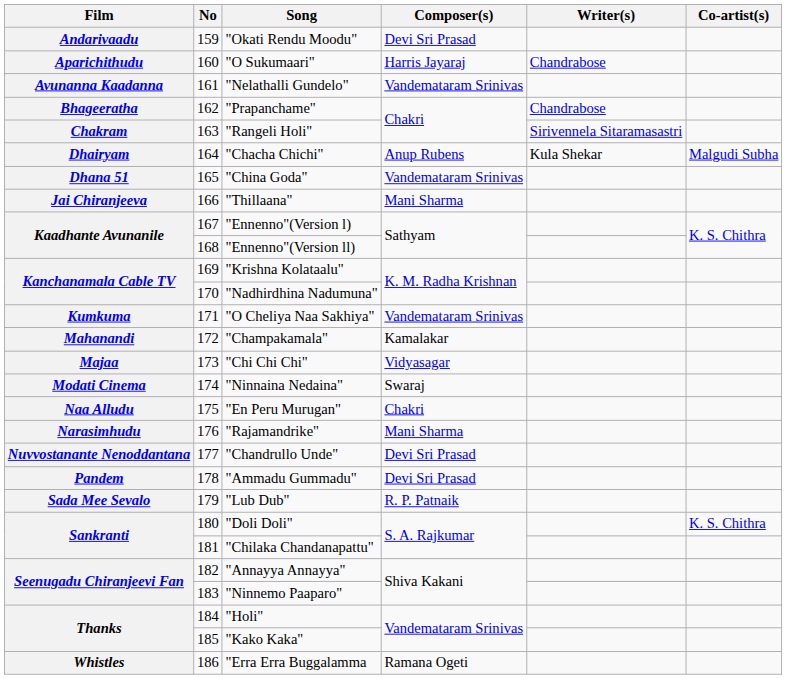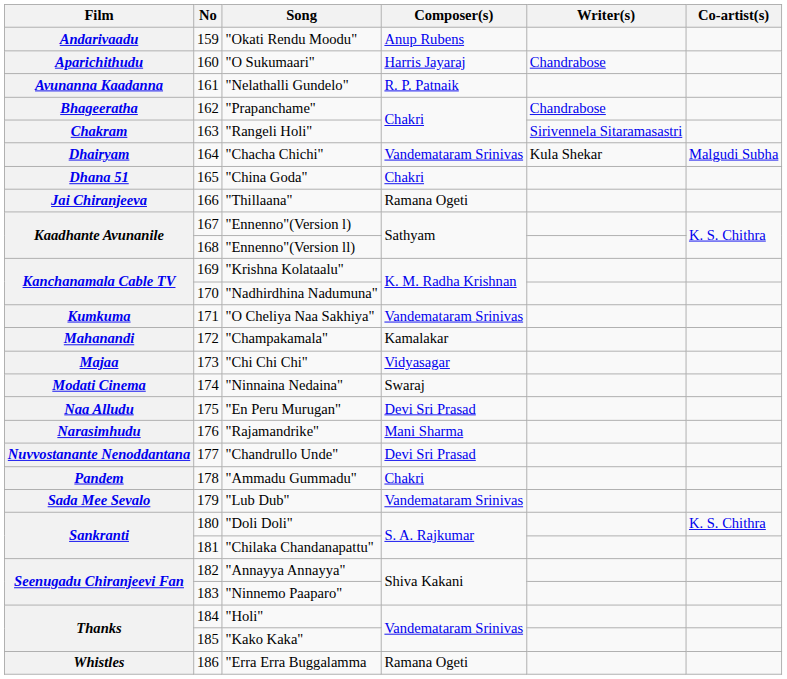(430, 39) Devi Sri Prasad -> (424, 39) Anup Rubens
(454, 85) Vandemataram Srinivas -> (422, 85) R. P. Patnaik
(424, 154) Anup Rubens -> (454, 154) Vandemataram Srinivas
(454, 177) Vandemataram Srinivas -> (404, 177) Chakri
(424, 200) Mani Sharma -> (426, 200) Ramana Ogeti
(404, 408) Chakri -> (430, 408) Devi Sri Prasad
(430, 477) Devi Sri Prasad -> (404, 477) Chakri
(422, 500) R. P. Patnaik -> (454, 500) Vandemataram Srinivas
